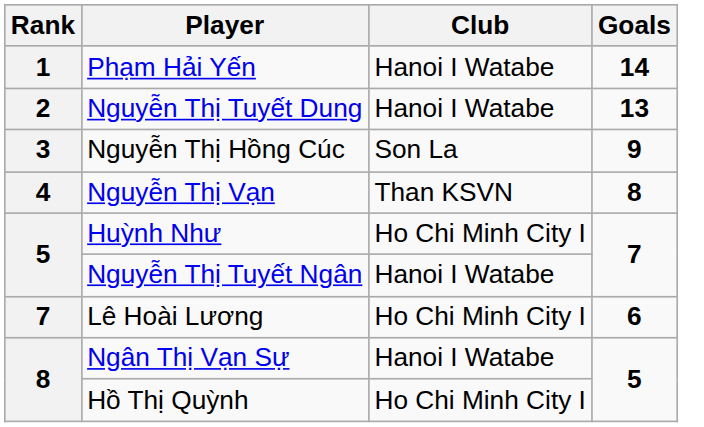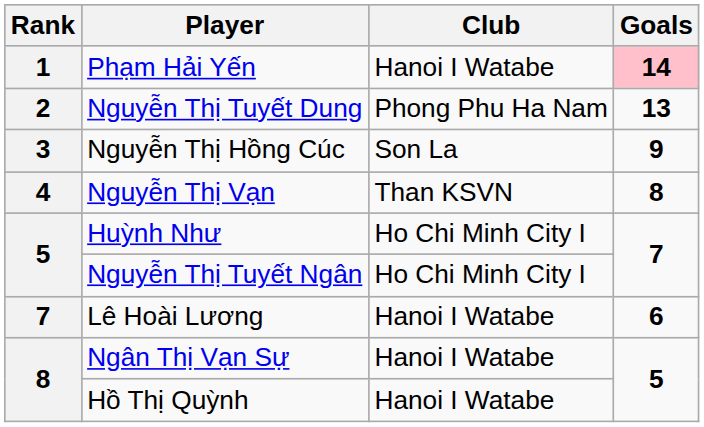(634, 66) no background -> (656, 66) pink background
(464, 108) Hanoi I Watabe -> (491, 108) Phong Phu Ha Nam
(464, 274) Hanoi I Watabe -> (480, 274) Ho Chi Minh City I
(480, 316) Ho Chi Minh City I -> (464, 316) Hanoi I Watabe
(480, 399) Ho Chi Minh City I -> (464, 399) Hanoi I Watabe
